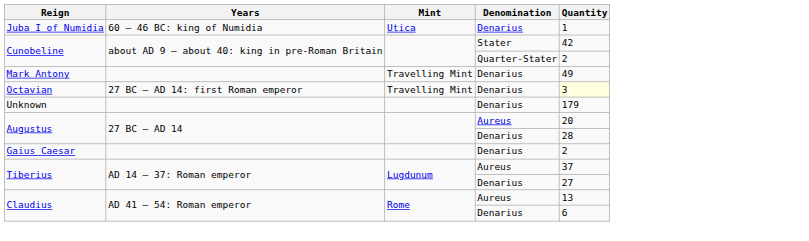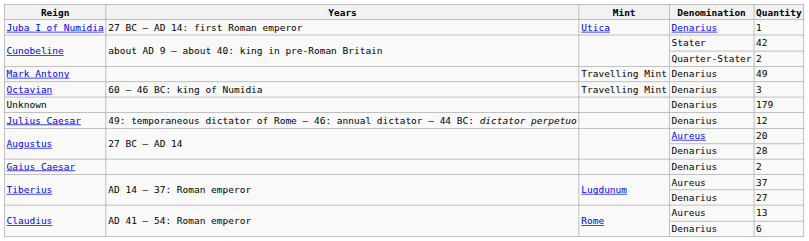(185, 28) 60 – 46 BC: king of Numidia -> (205, 28) 27 BC – AD 14: first Roman emperor
(205, 89) 27 BC – AD 14: first Roman emperor -> (185, 89) 60 – 46 BC: king of Numidia
(565, 89) lightyellow background -> (759, 89) no background
+ row: (44, 120)
